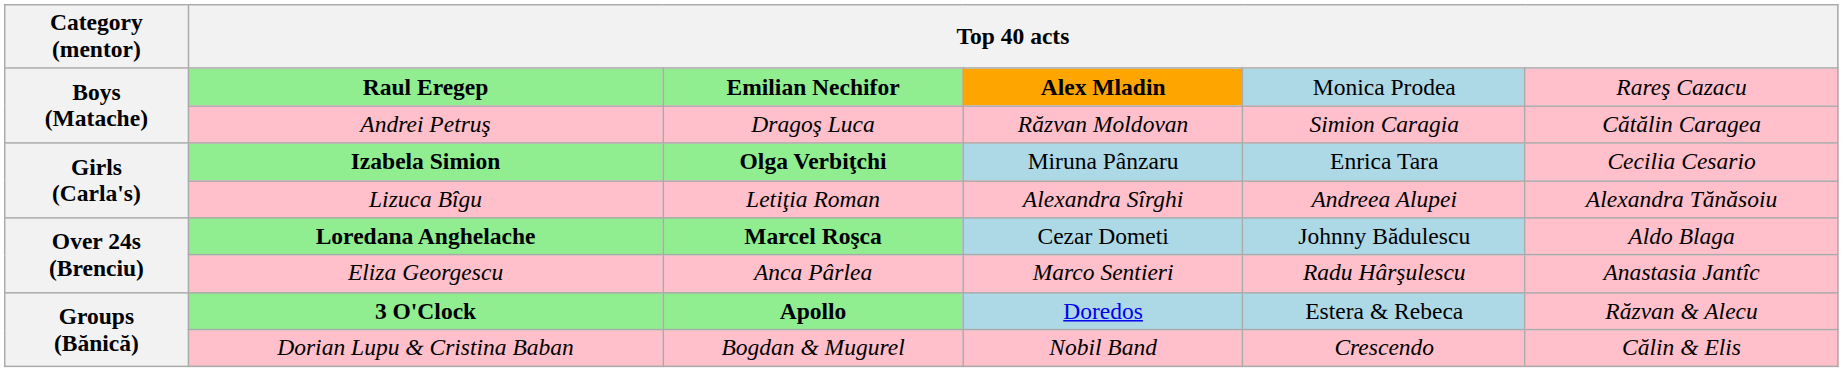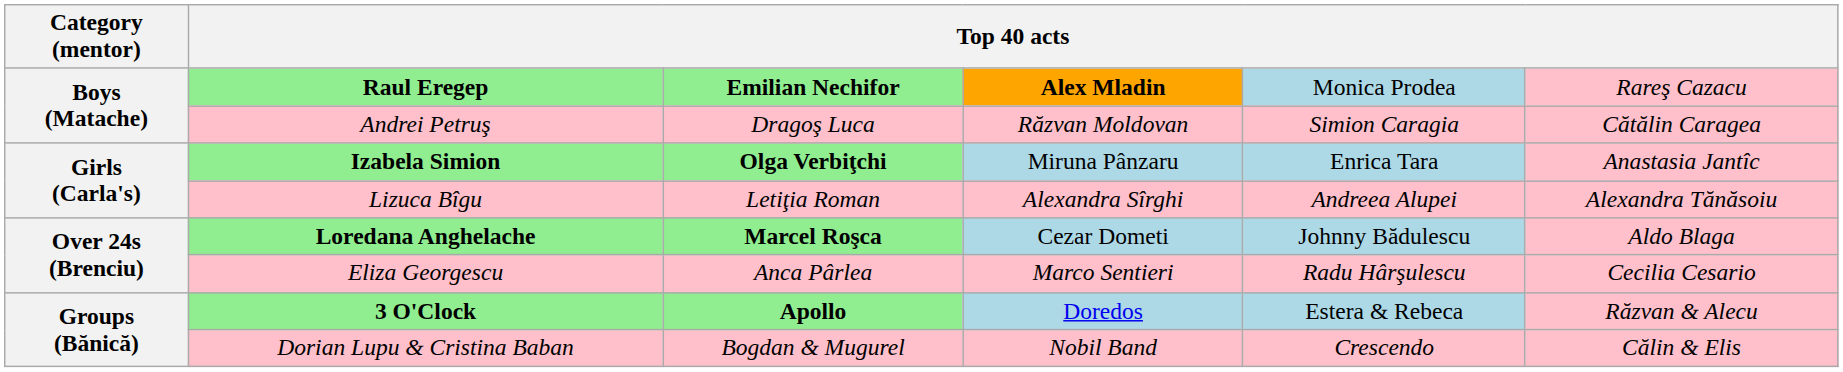(1682, 161) Cecilia Cesario -> (1682, 161) Anastasia Jantîc
(1682, 273) Anastasia Jantîc -> (1682, 273) Cecilia Cesario
